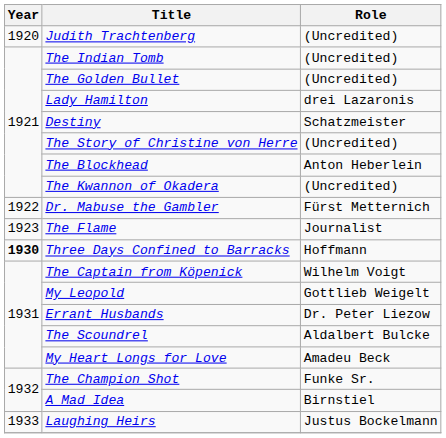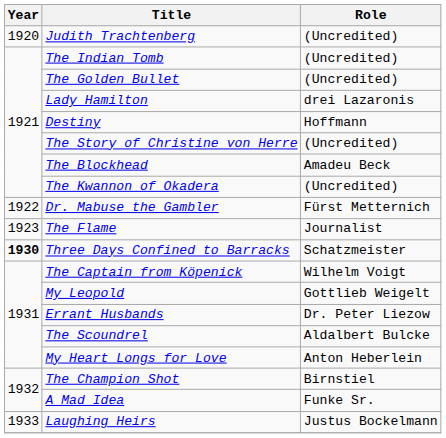(355, 122) Schatzmeister -> (335, 122) Hoffmann
(363, 165) Anton Heberlein -> (347, 165) Amadeu Beck
(335, 251) Hoffmann -> (355, 251) Schatzmeister
(347, 358) Amadeu Beck -> (363, 358) Anton Heberlein
(339, 379) Funke Sr. -> (339, 379) Birnstiel
(339, 400) Birnstiel -> (339, 400) Funke Sr.
